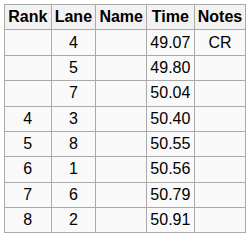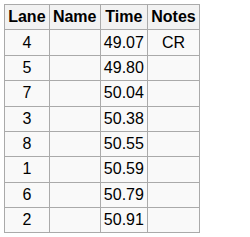- column: (28, 17)
(170, 118) 50.40 -> (124, 118) 50.38
(170, 169) 50.56 -> (124, 169) 50.59
